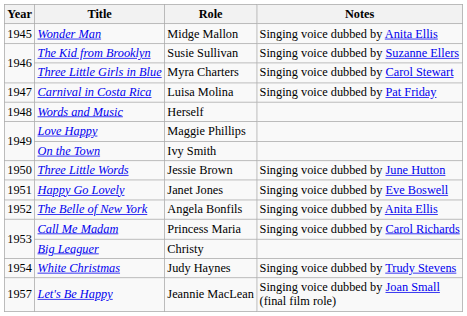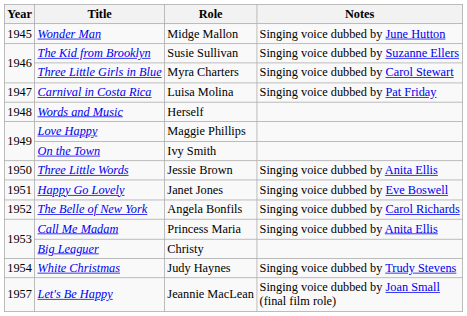(349, 33) Singing voice dubbed by Anita Ellis -> (352, 33) Singing voice dubbed by June Hutton
(352, 170) Singing voice dubbed by June Hutton -> (349, 170) Singing voice dubbed by Anita Ellis
(349, 209) Singing voice dubbed by Anita Ellis -> (360, 209) Singing voice dubbed by Carol Richards
(360, 229) Singing voice dubbed by Carol Richards -> (349, 229) Singing voice dubbed by Anita Ellis
